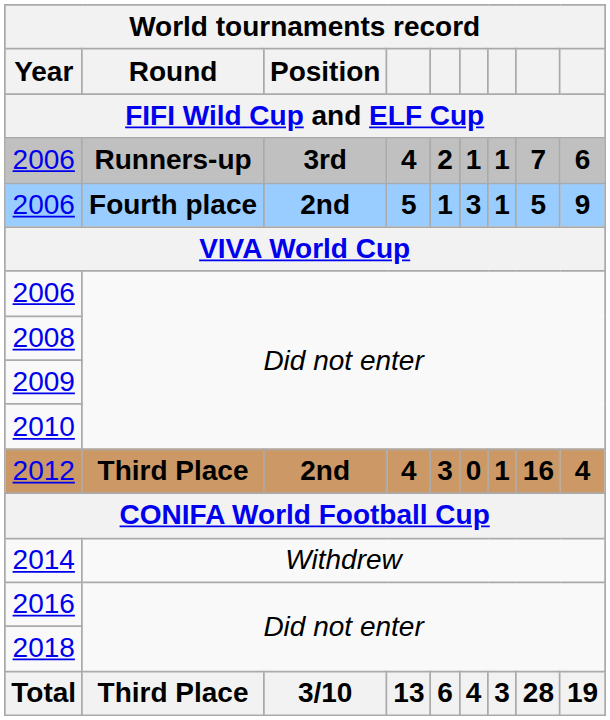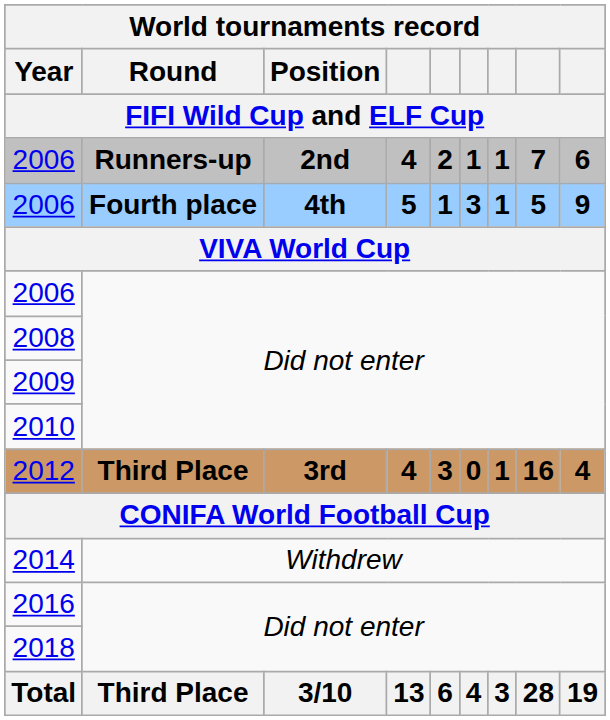(325, 159) 3rd -> (325, 159) 2nd
(325, 204) 2nd -> (325, 204) 4th
(325, 470) 2nd -> (325, 470) 3rd
